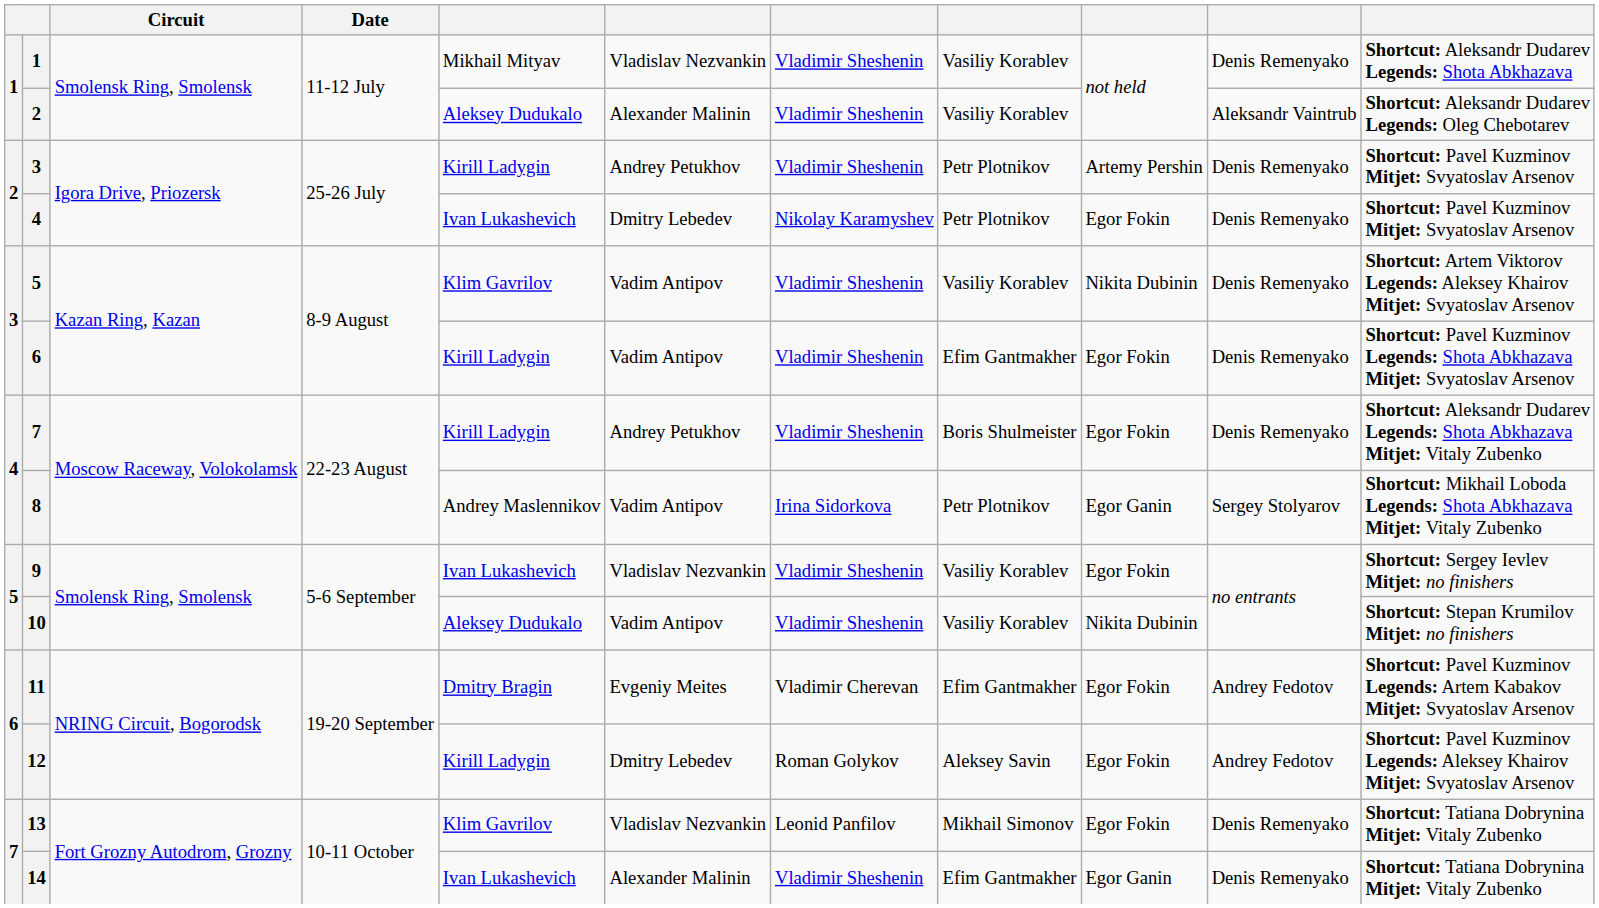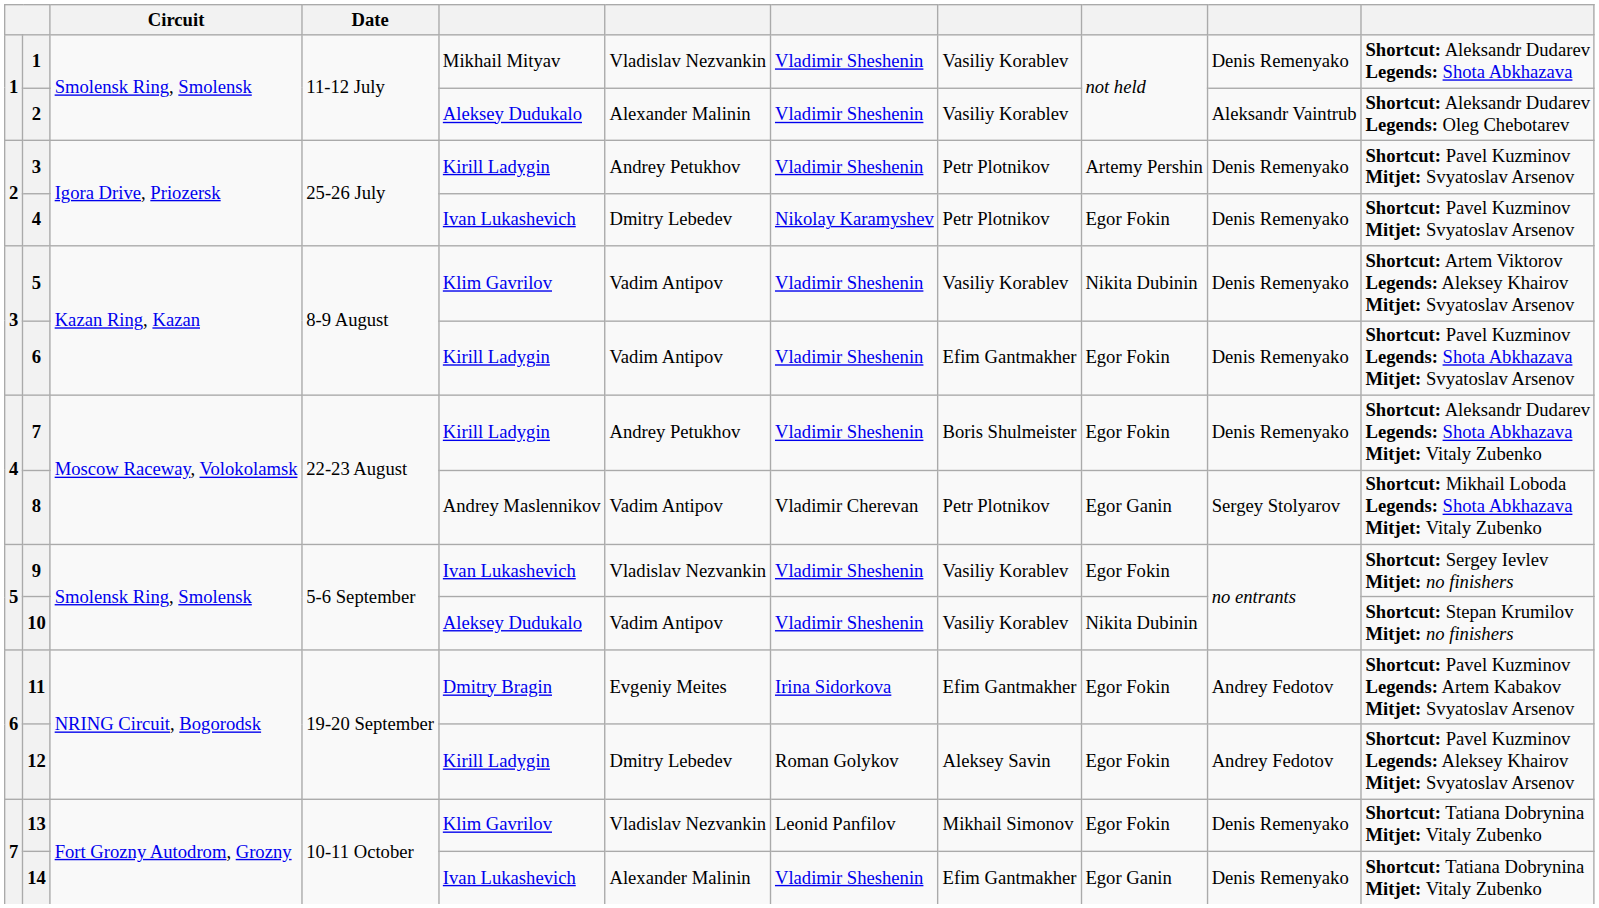(833, 506) Irina Sidorkova -> (847, 506) Vladimir Cherevan
(847, 686) Vladimir Cherevan -> (833, 686) Irina Sidorkova
